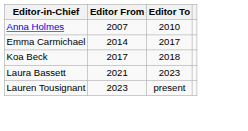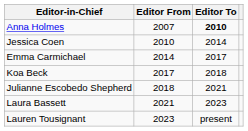(169, 27) normal -> (216, 27) bold
+ row: (35, 42)
+ row: (69, 88)
